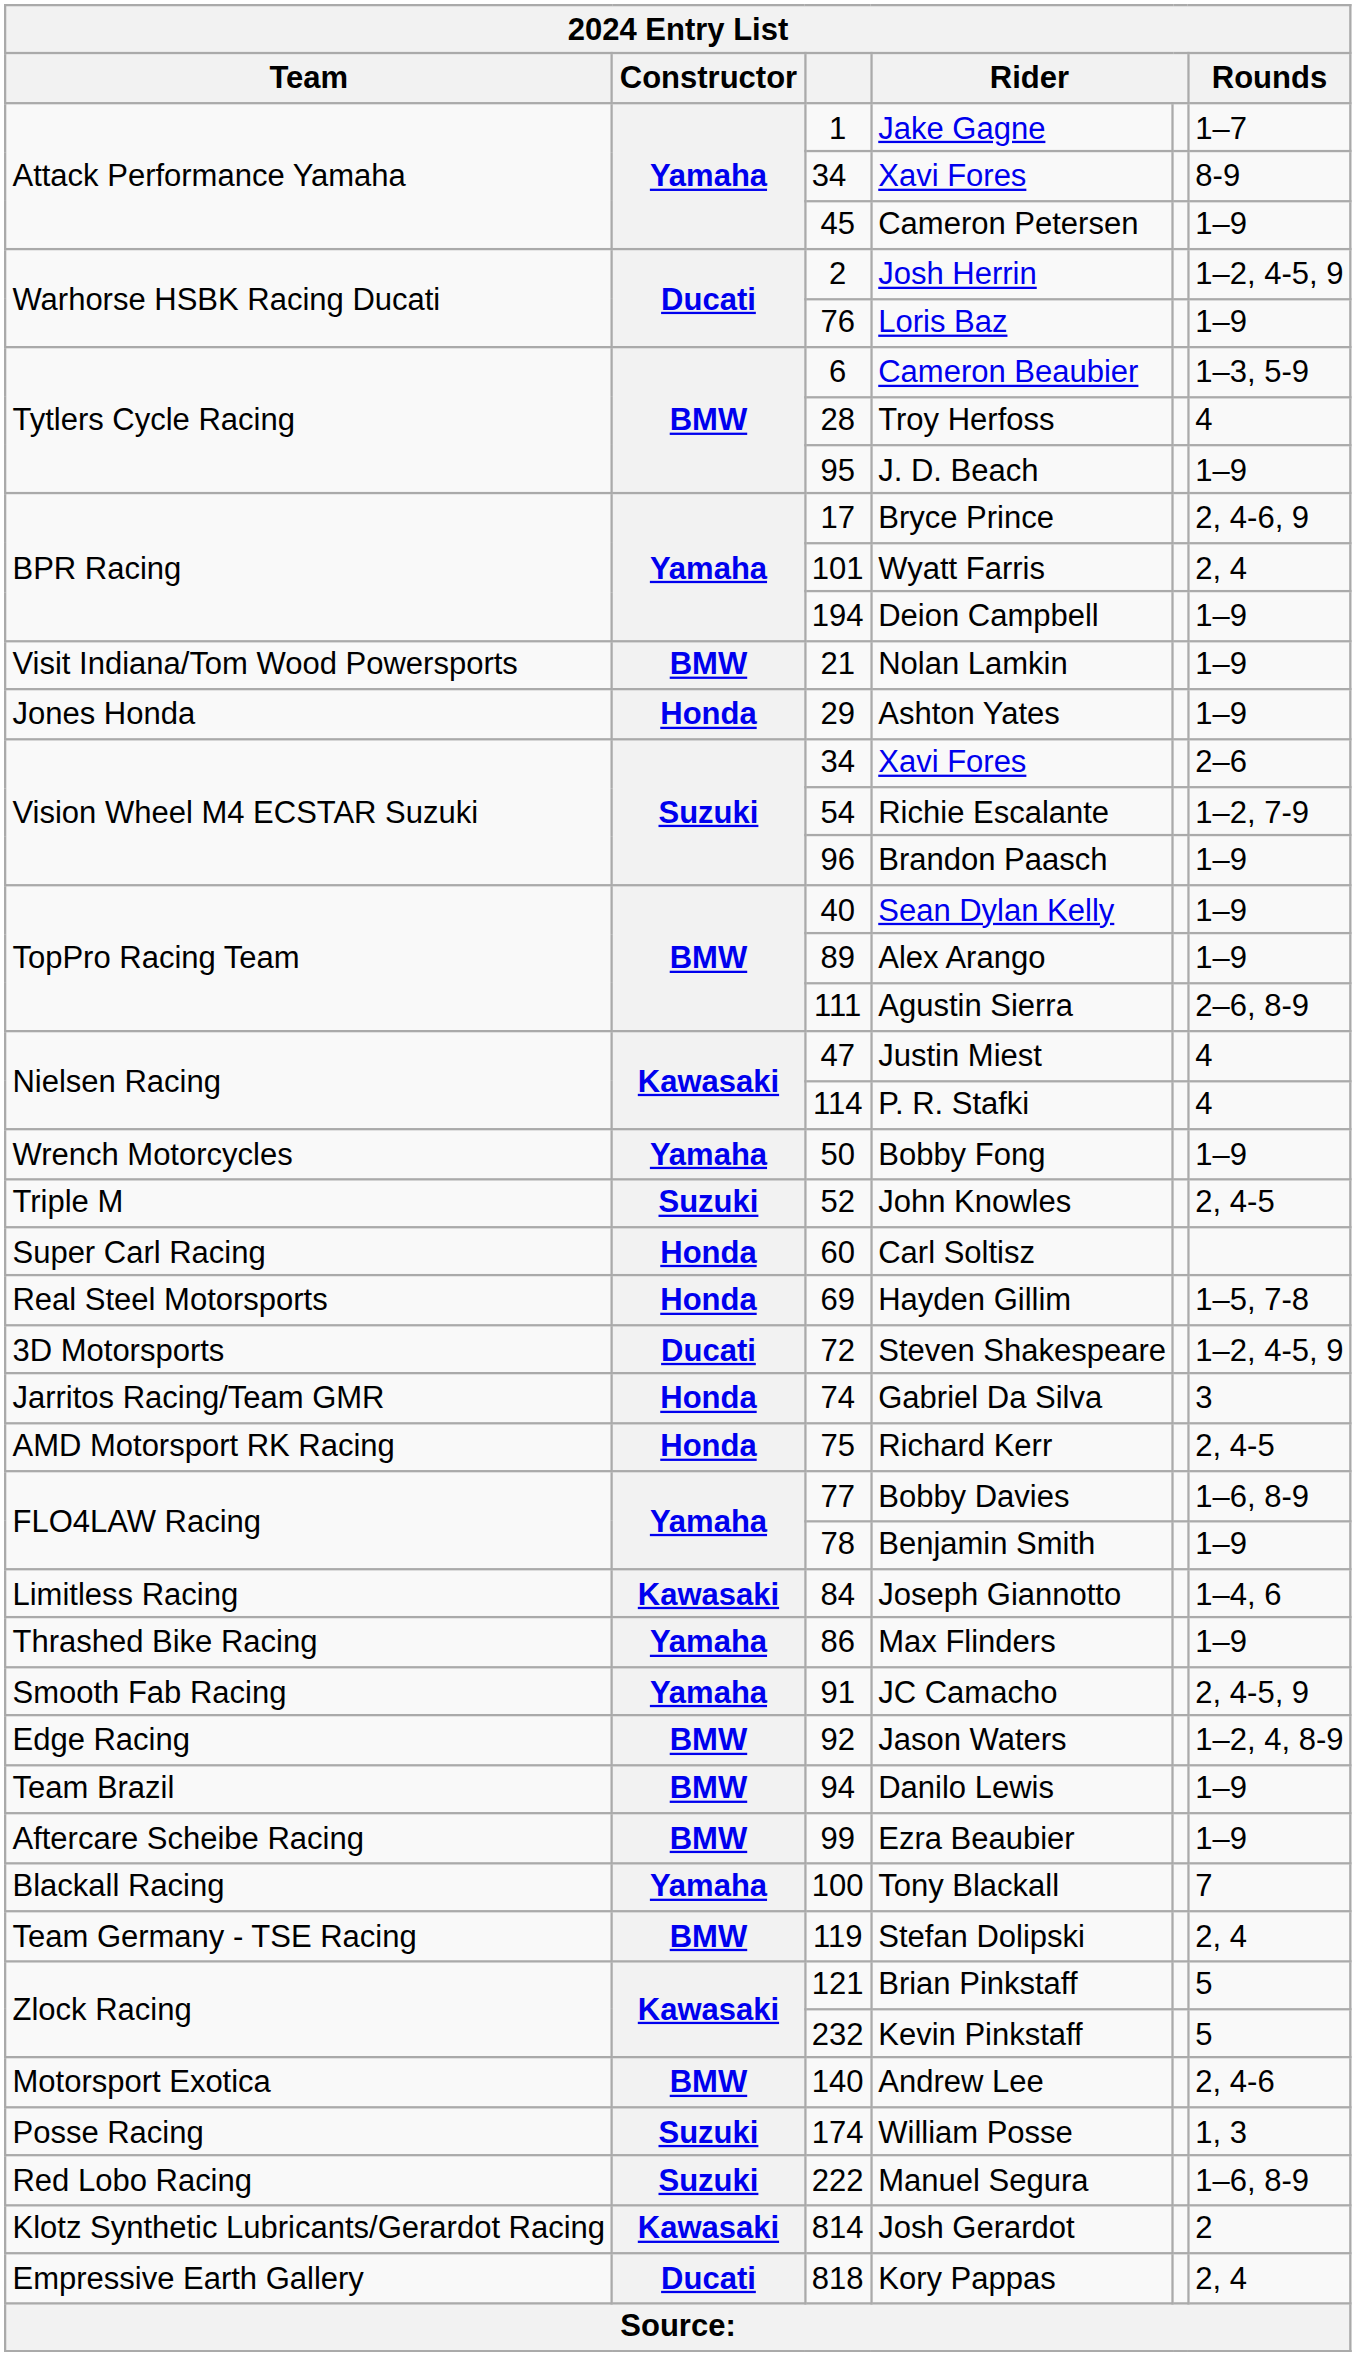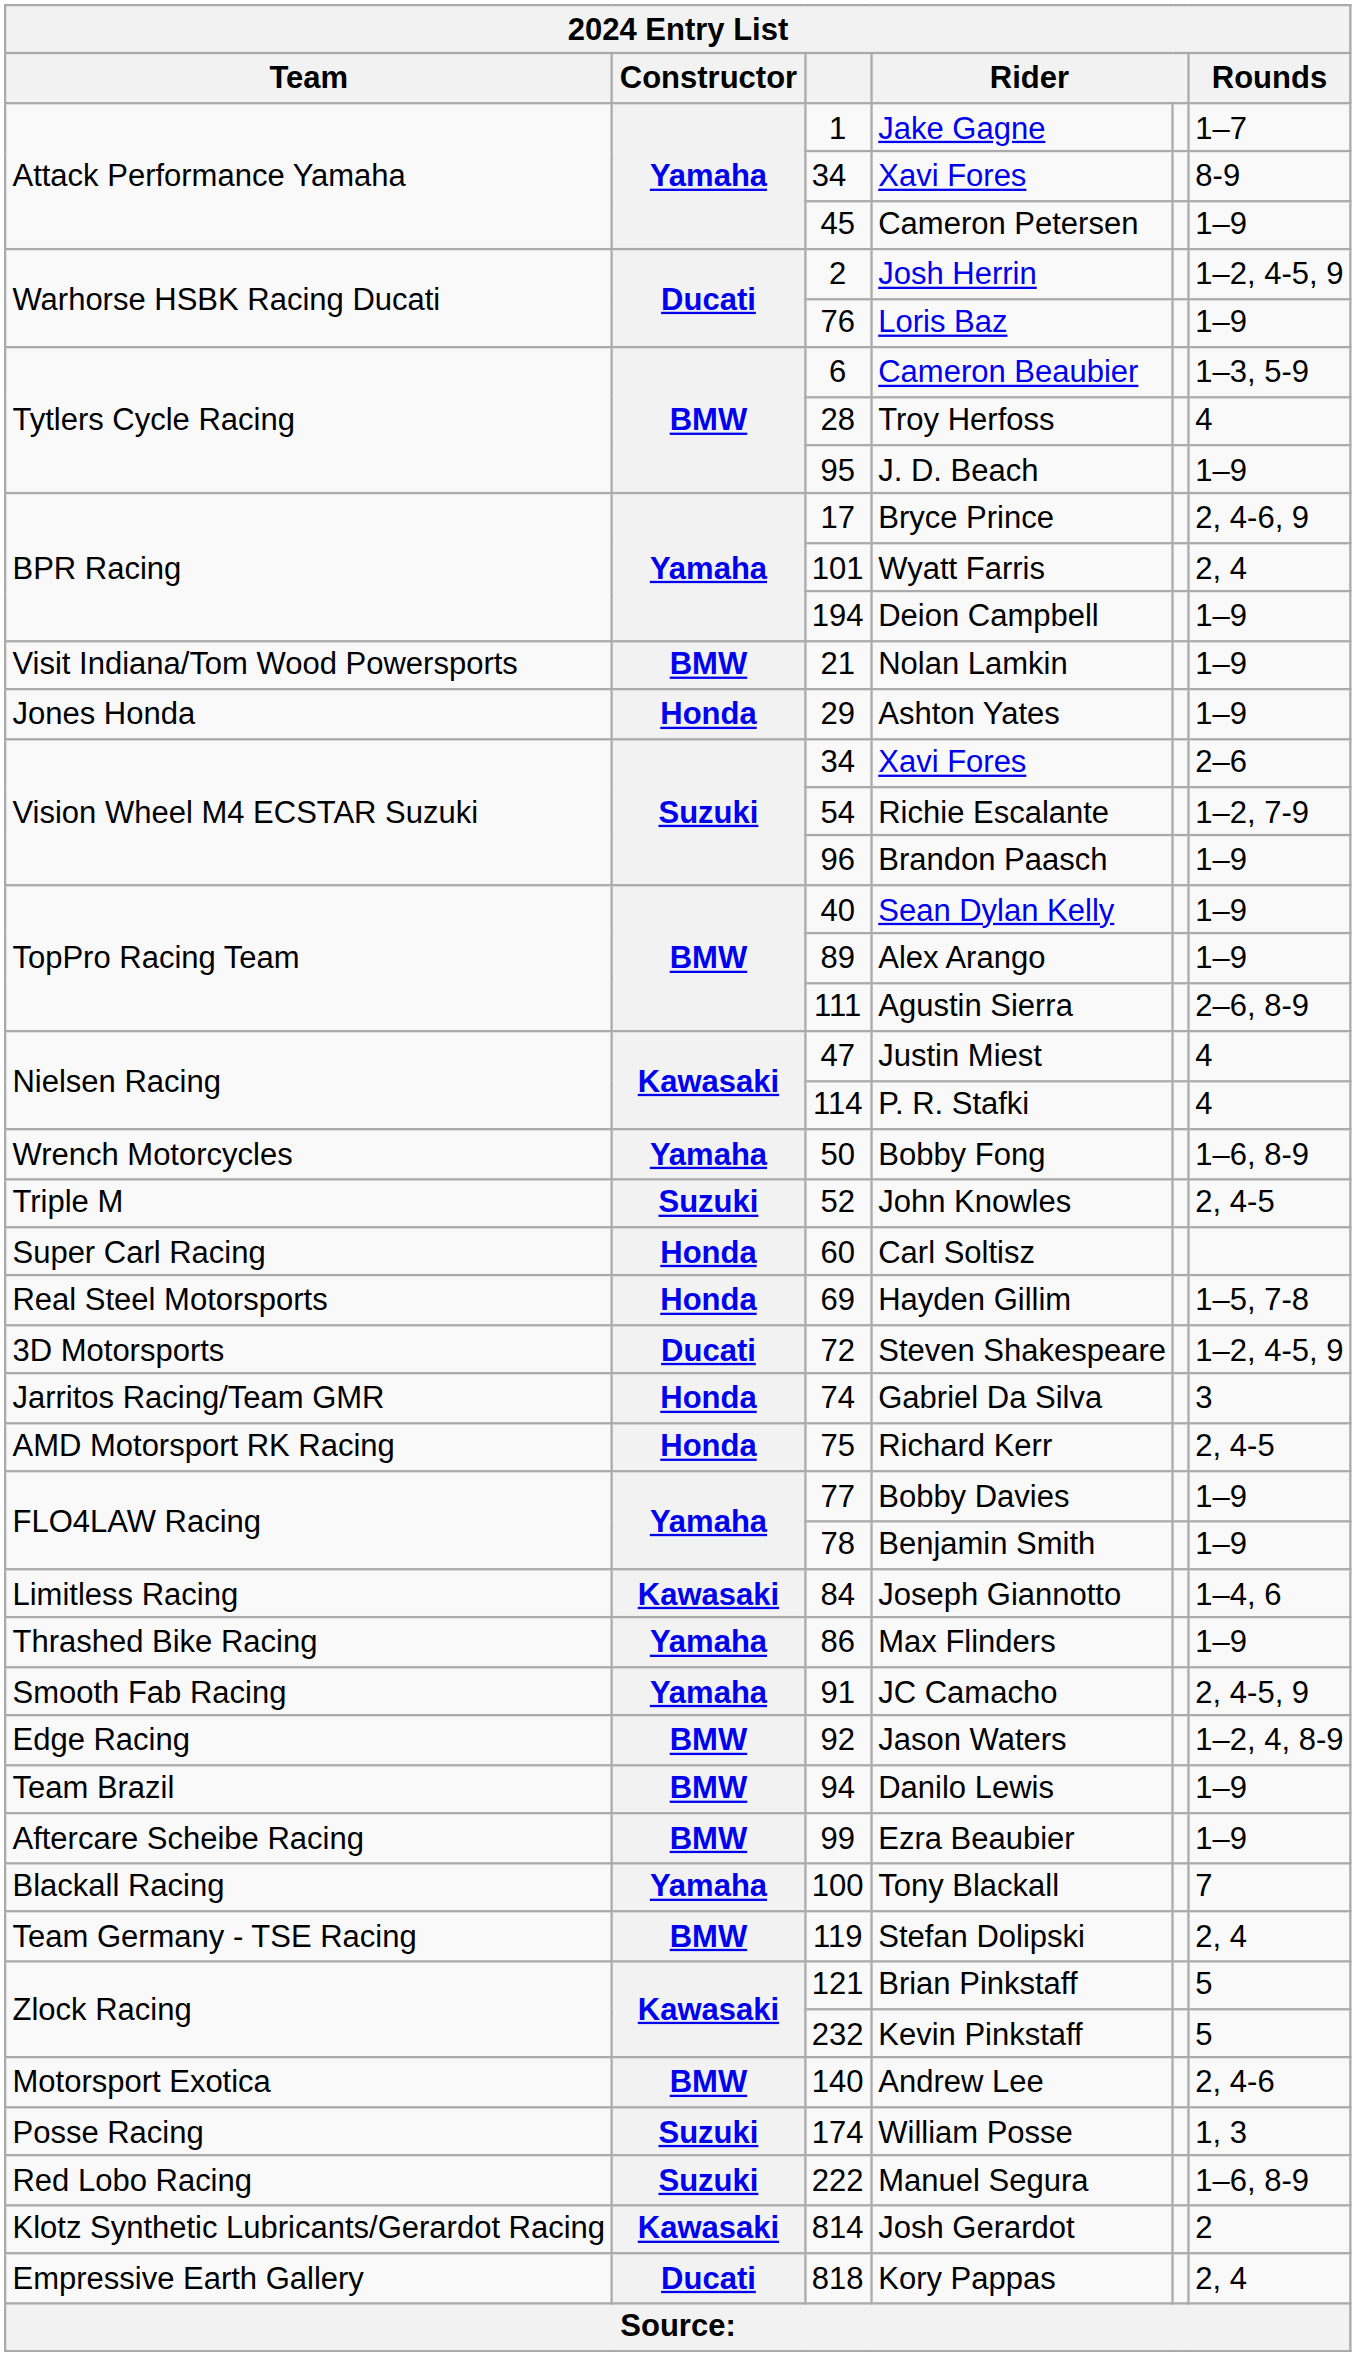(1221, 1153) 1–9 -> (1252, 1153) 1–6, 8-9
(1252, 1495) 1–6, 8-9 -> (1221, 1495) 1–9
